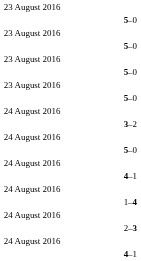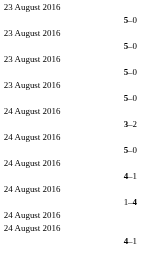- row: (50, 228)
